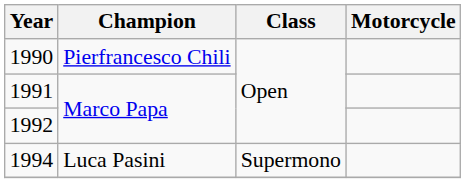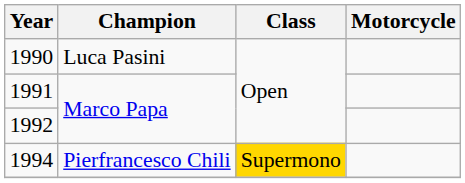(147, 56) Pierfrancesco Chili -> (114, 56) Luca Pasini
(114, 159) Luca Pasini -> (147, 159) Pierfrancesco Chili
(291, 159) no background -> (291, 159) gold background
